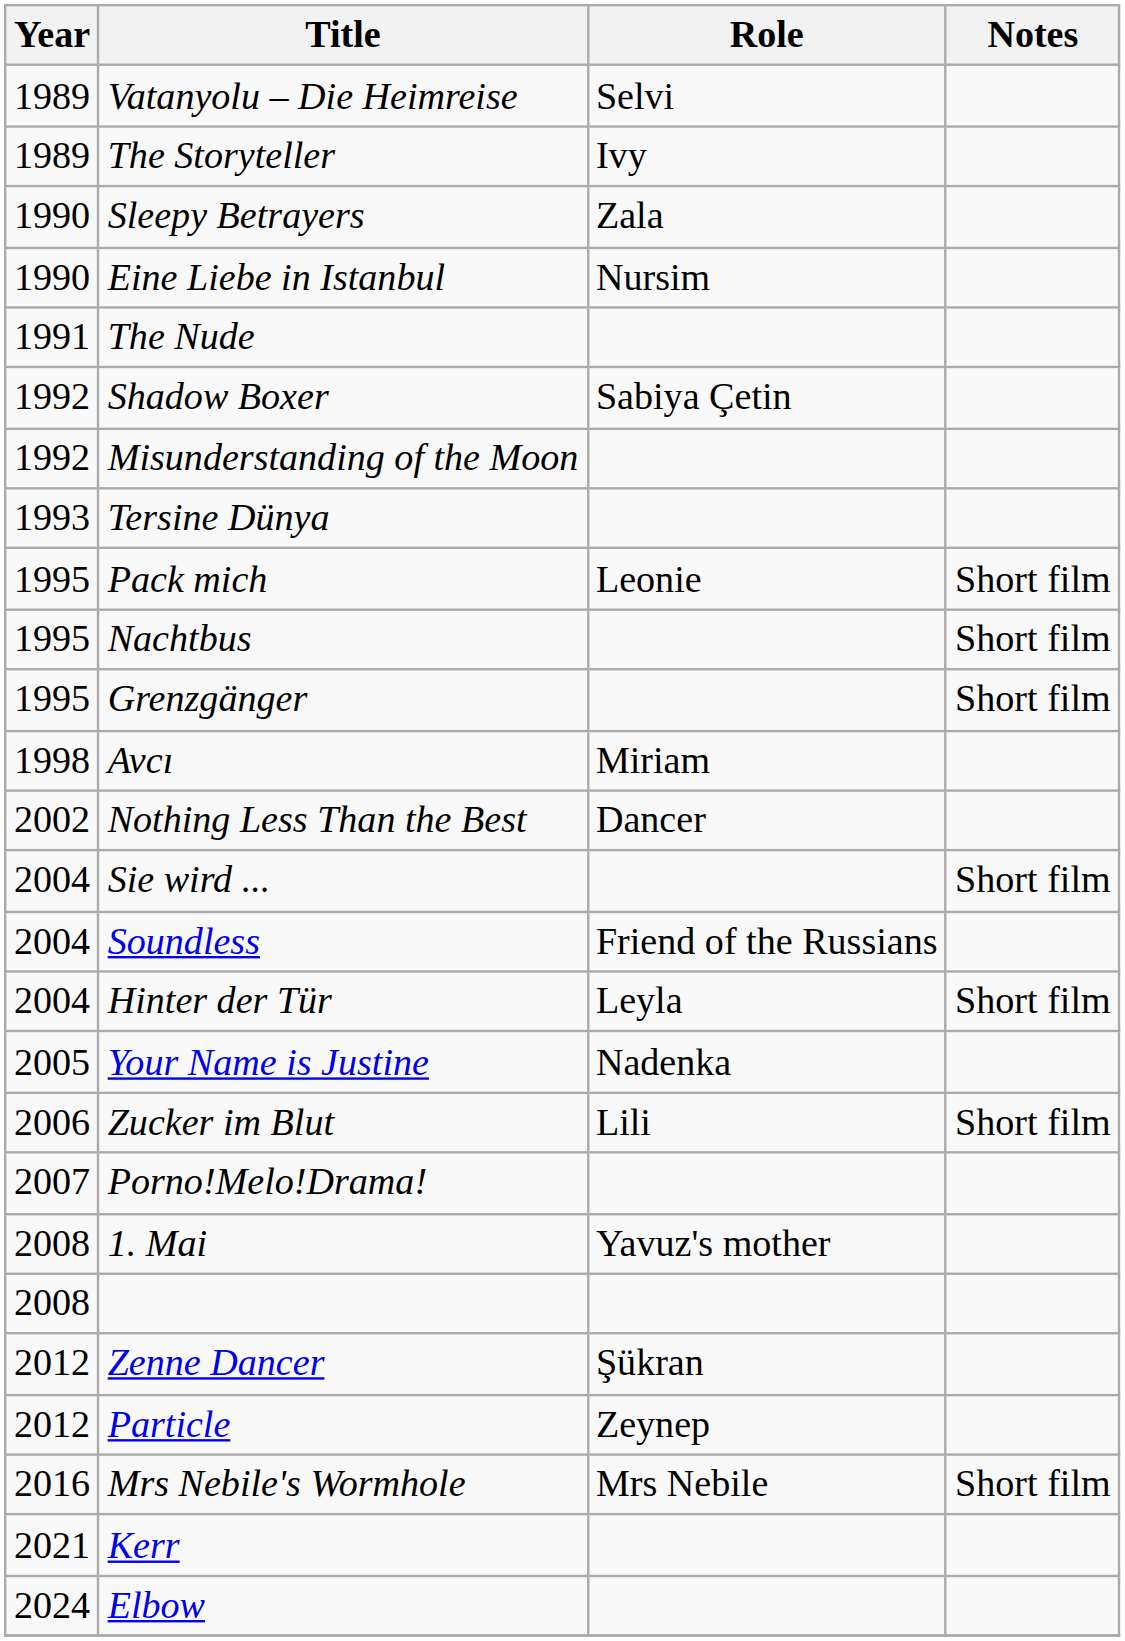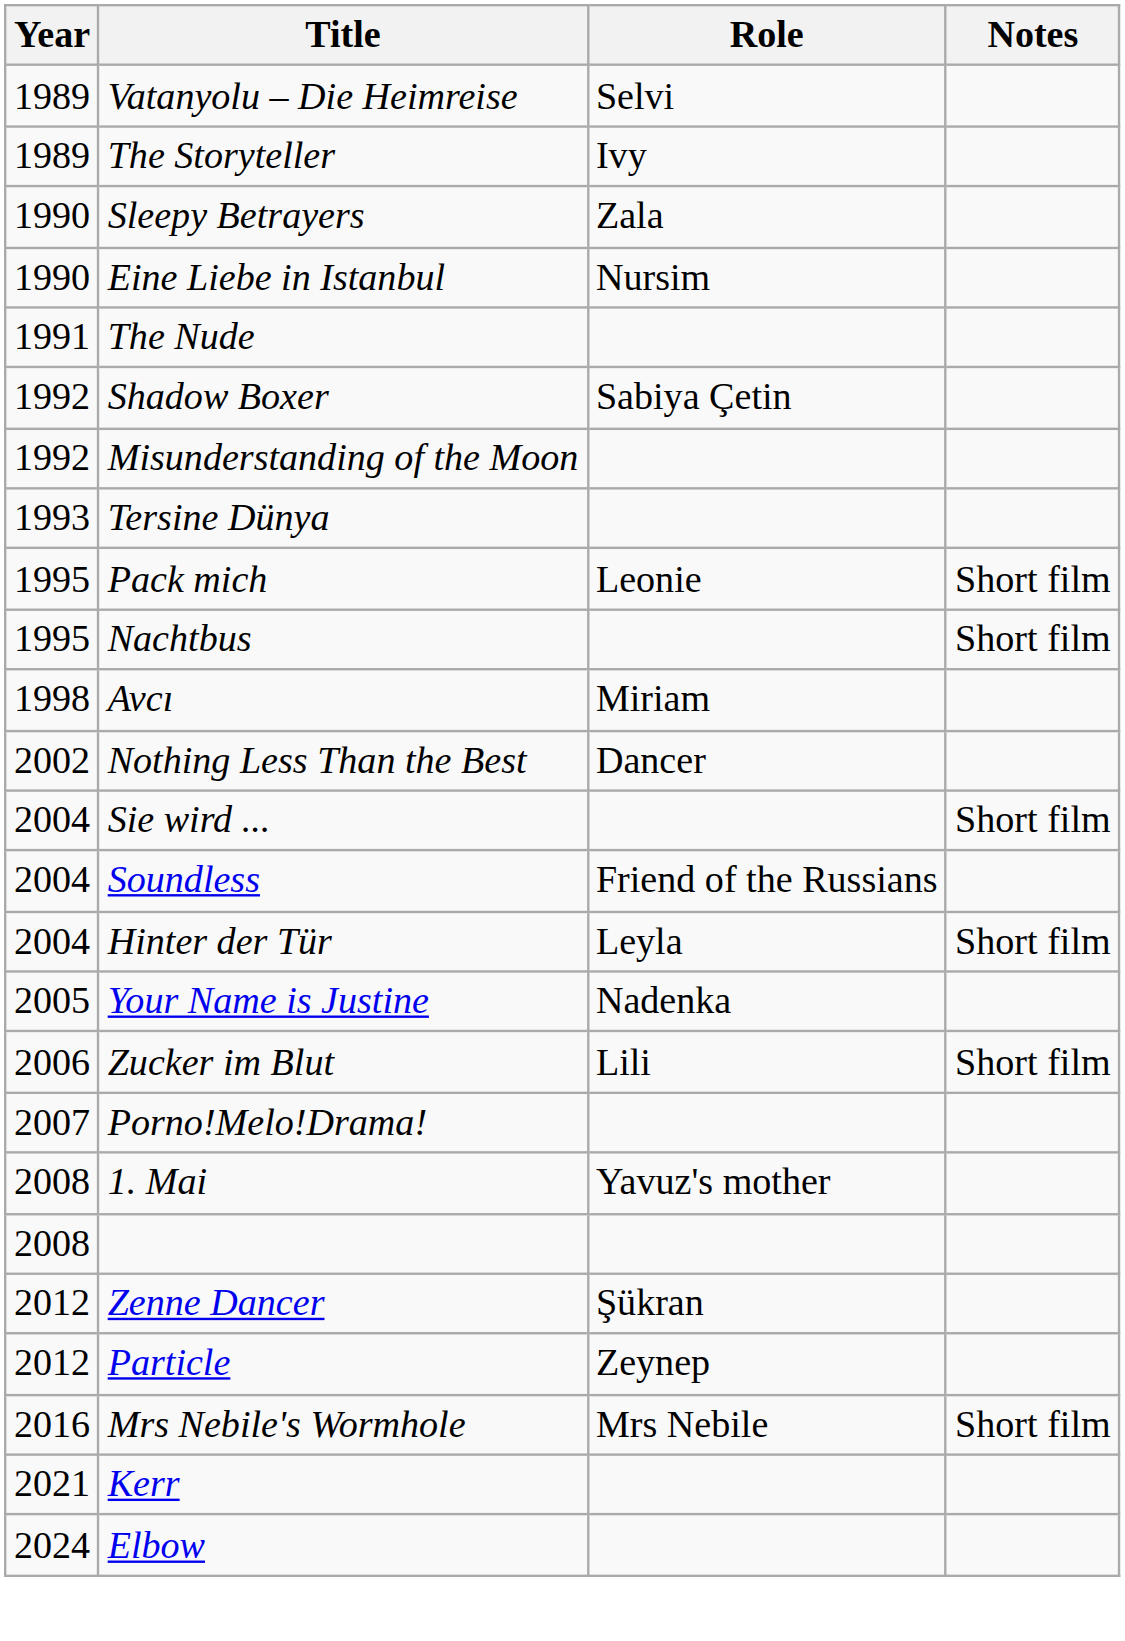- row: (52, 699)
